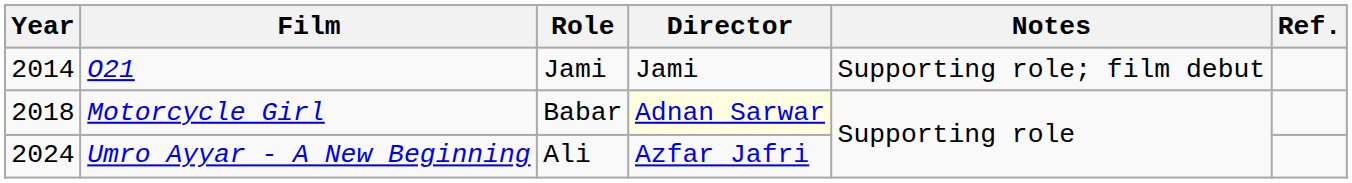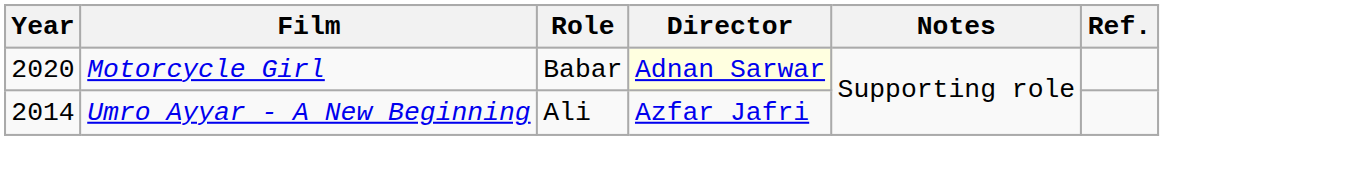- row: (111, 70)
(43, 113) 2018 -> (43, 70) 2020
(43, 156) 2024 -> (43, 113) 2014
